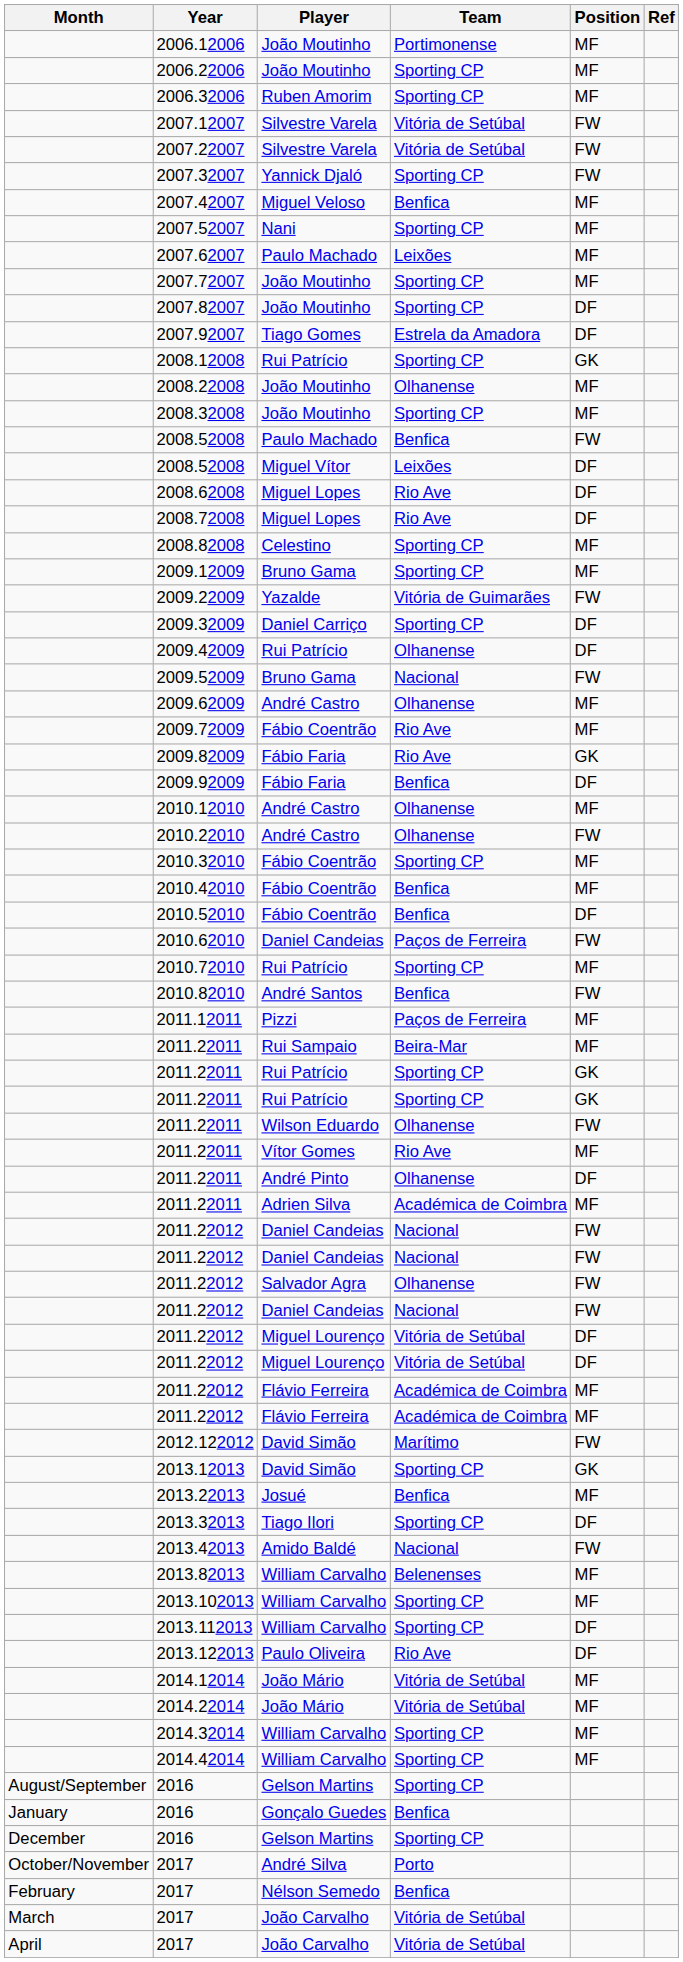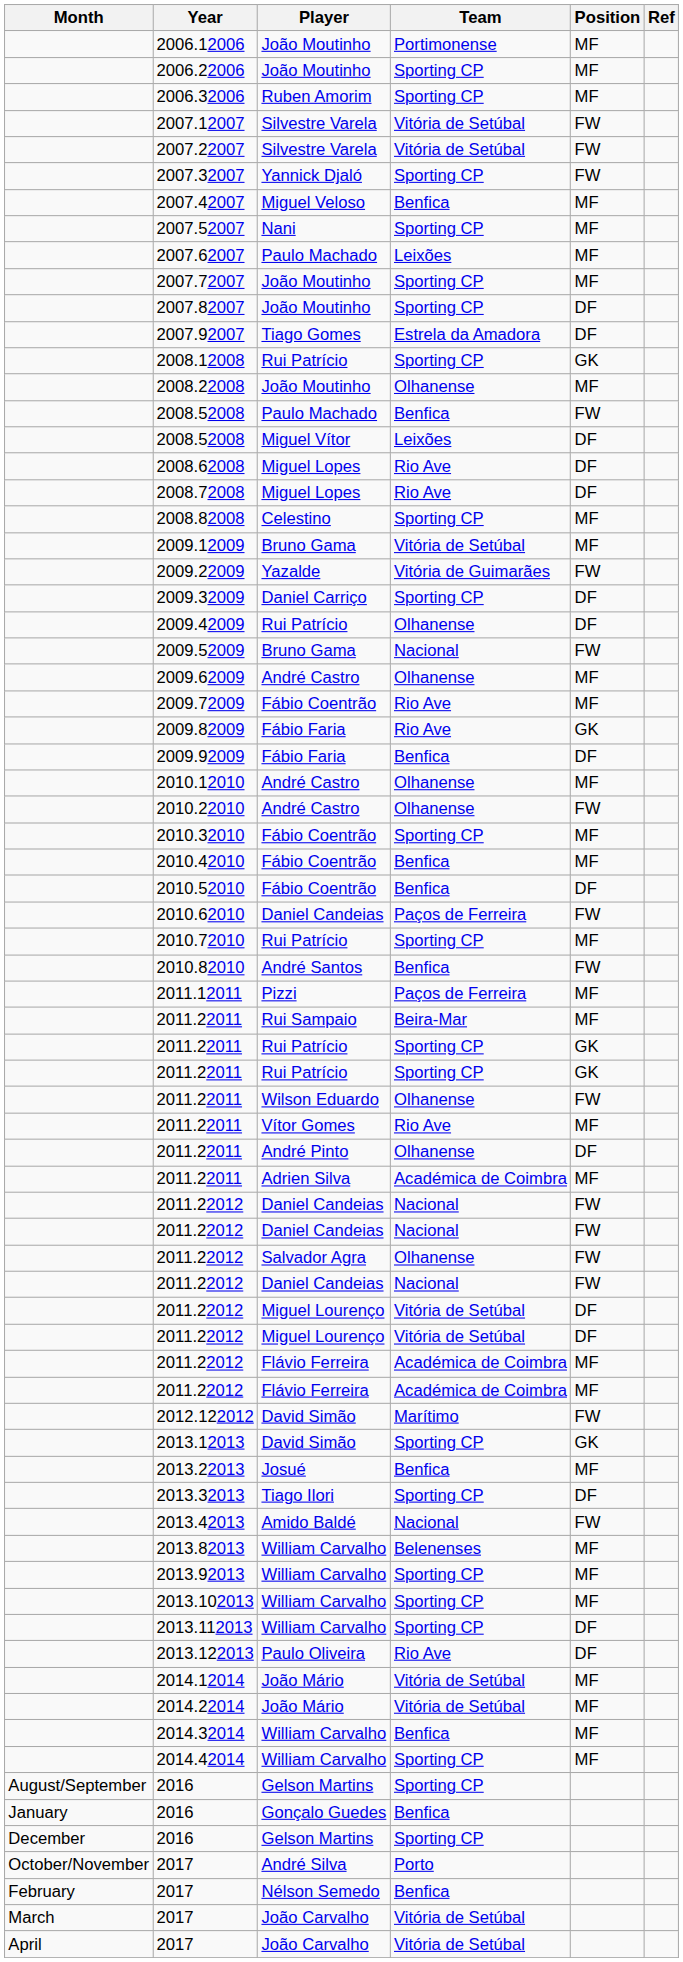- row: (201, 413)
(439, 571) Sporting CP -> (460, 545) Vitória de Setúbal
+ row: (201, 1574)
(439, 1733) Sporting CP -> (422, 1733) Benfica
